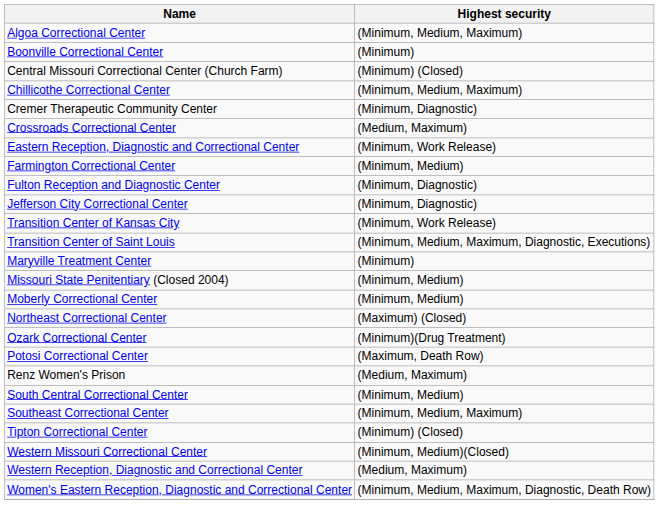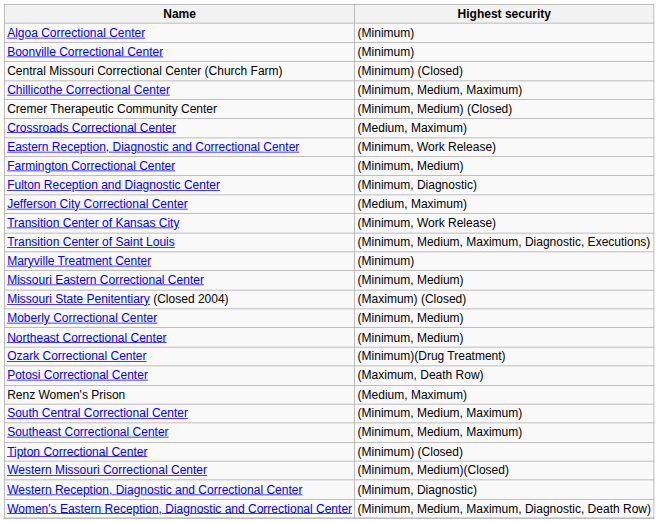(440, 33) (Minimum, Medium, Maximum) -> (386, 33) (Minimum)
(417, 109) (Minimum, Diagnostic) -> (435, 109) (Minimum, Medium) (Closed)
(417, 204) (Minimum, Diagnostic) -> (412, 204) (Medium, Maximum)
+ row: (106, 280)
(411, 280) (Minimum, Medium) -> (412, 299) (Maximum) (Closed)
(412, 318) (Maximum) (Closed) -> (411, 337) (Minimum, Medium)
(411, 394) (Minimum, Medium) -> (440, 413) (Minimum, Medium, Maximum)
(412, 470) (Medium, Maximum) -> (417, 489) (Minimum, Diagnostic)
